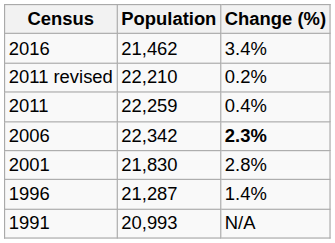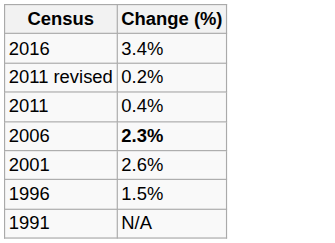- column: (169, 19)
(246, 164) 2.8% -> (142, 164) 2.6%
(246, 194) 1.4% -> (142, 194) 1.5%
